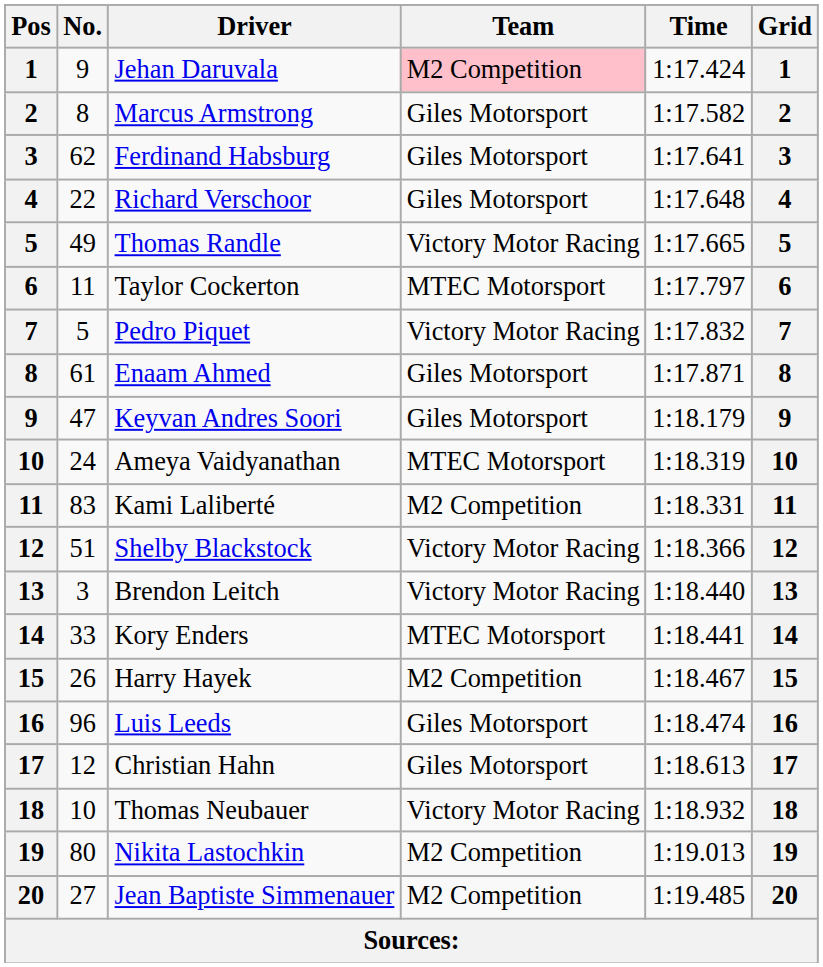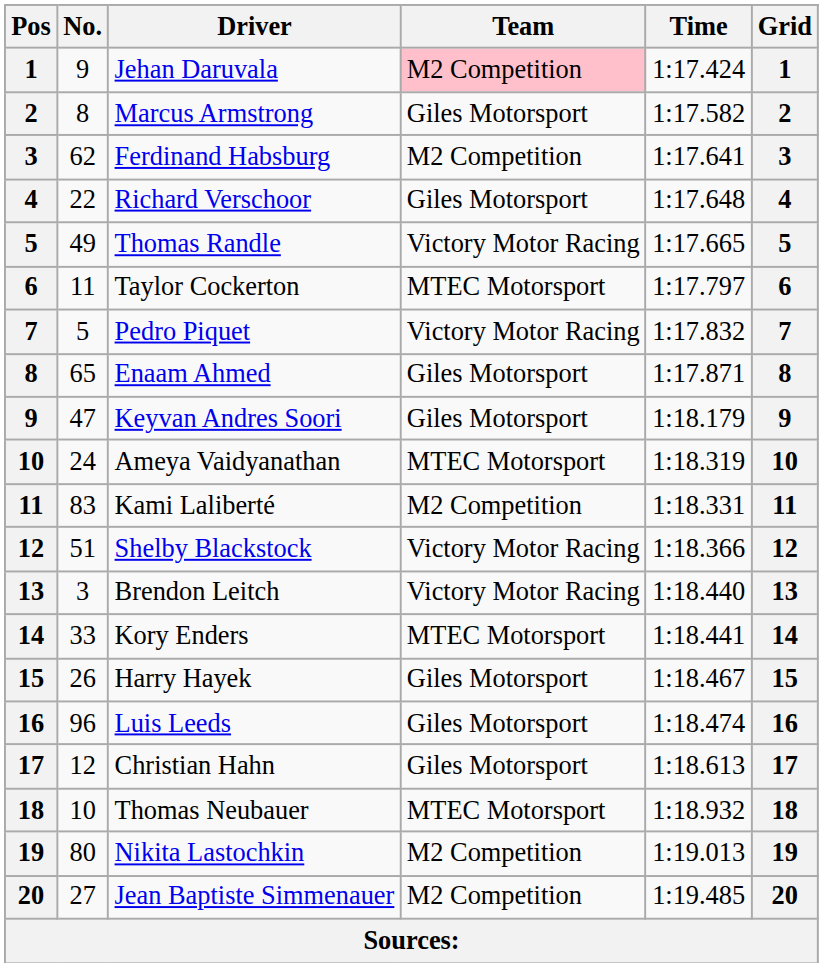(497, 156) Giles Motorsport -> (494, 156) M2 Competition
(83, 374) 61 -> (83, 374) 65
(494, 678) M2 Competition -> (497, 678) Giles Motorsport
(523, 809) Victory Motor Racing -> (506, 809) MTEC Motorsport
